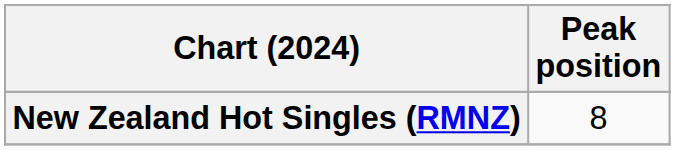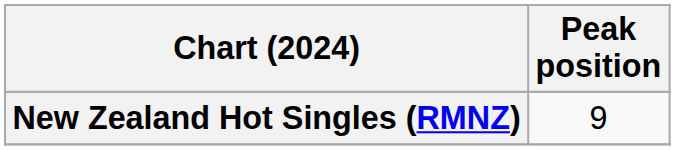(598, 117) 8 -> (598, 117) 9
